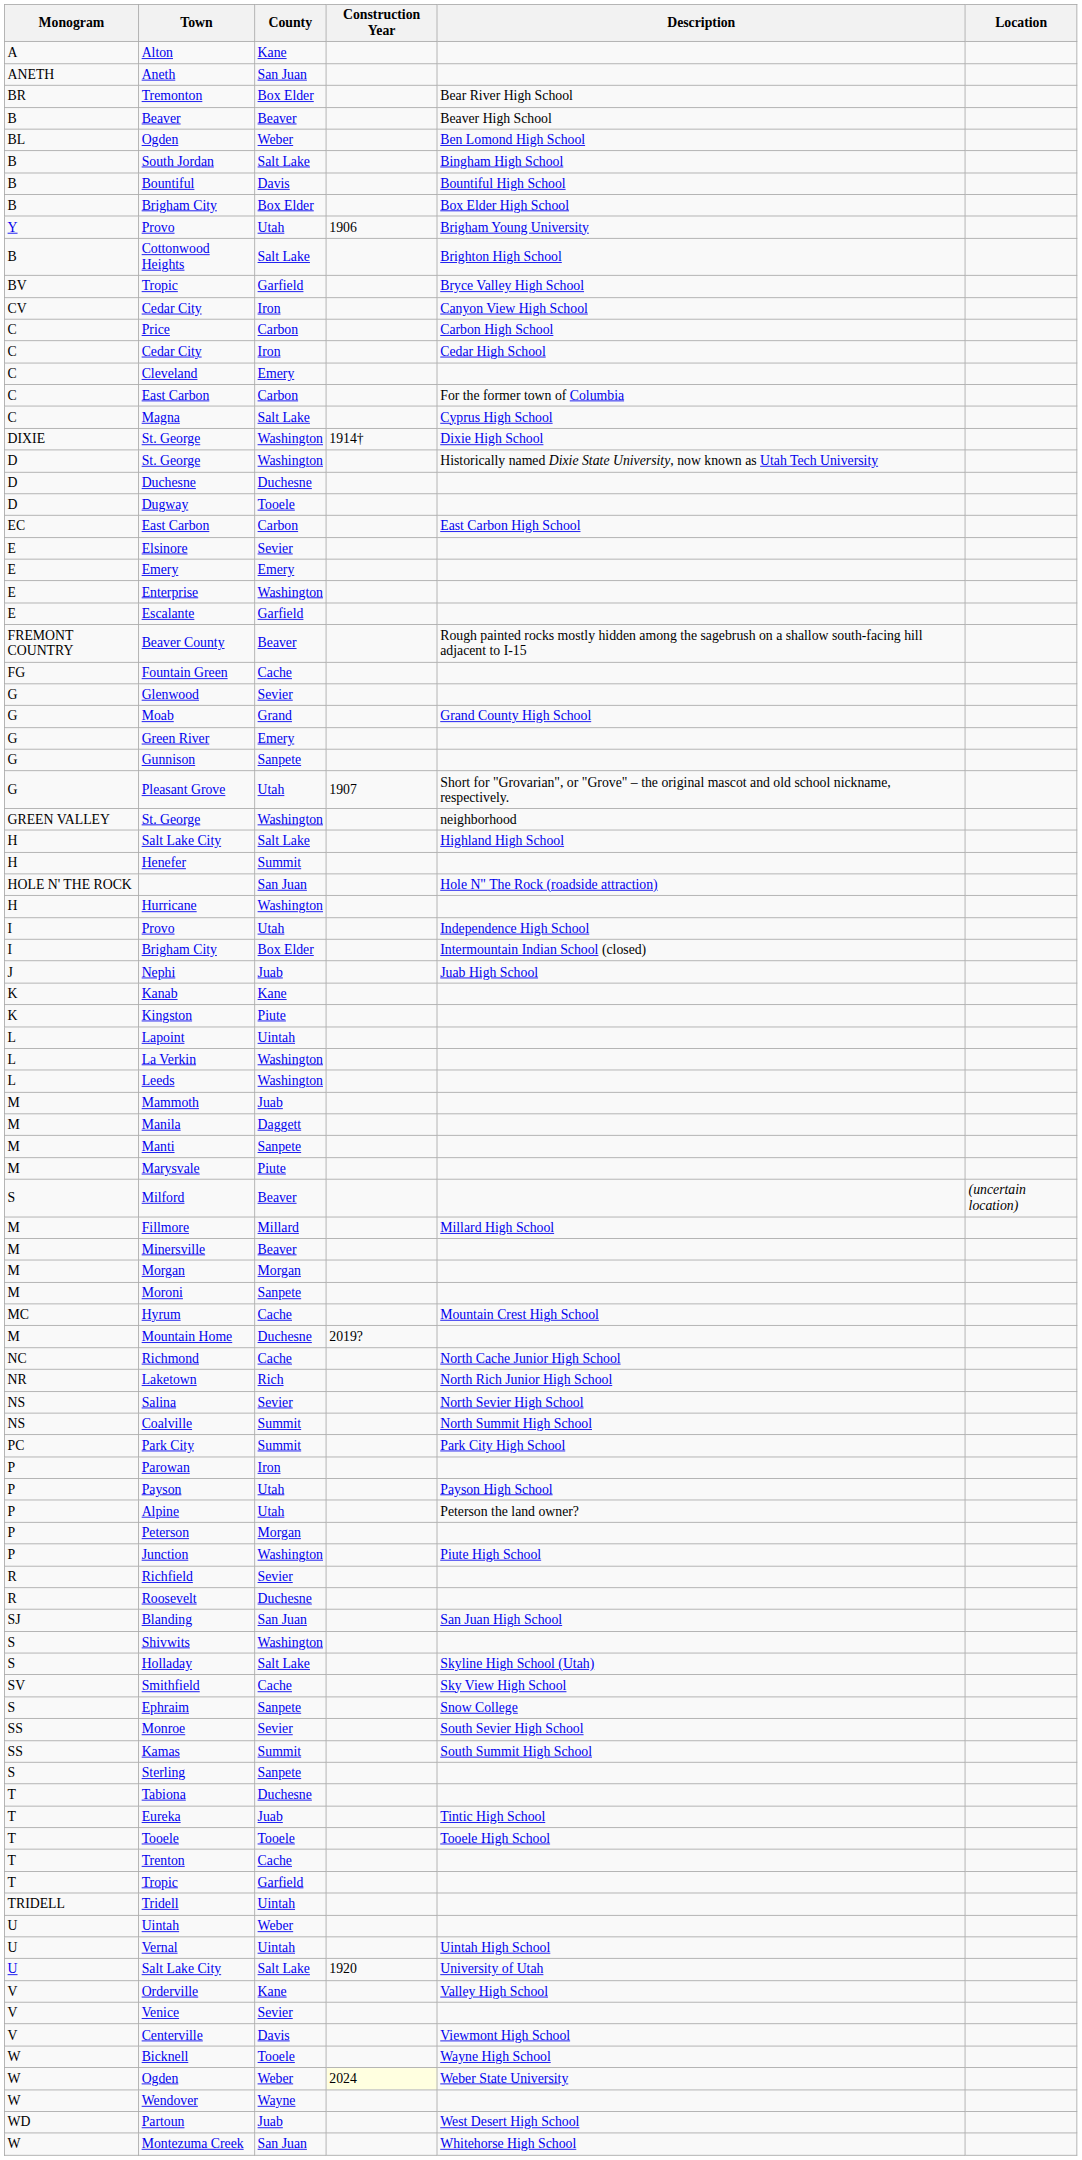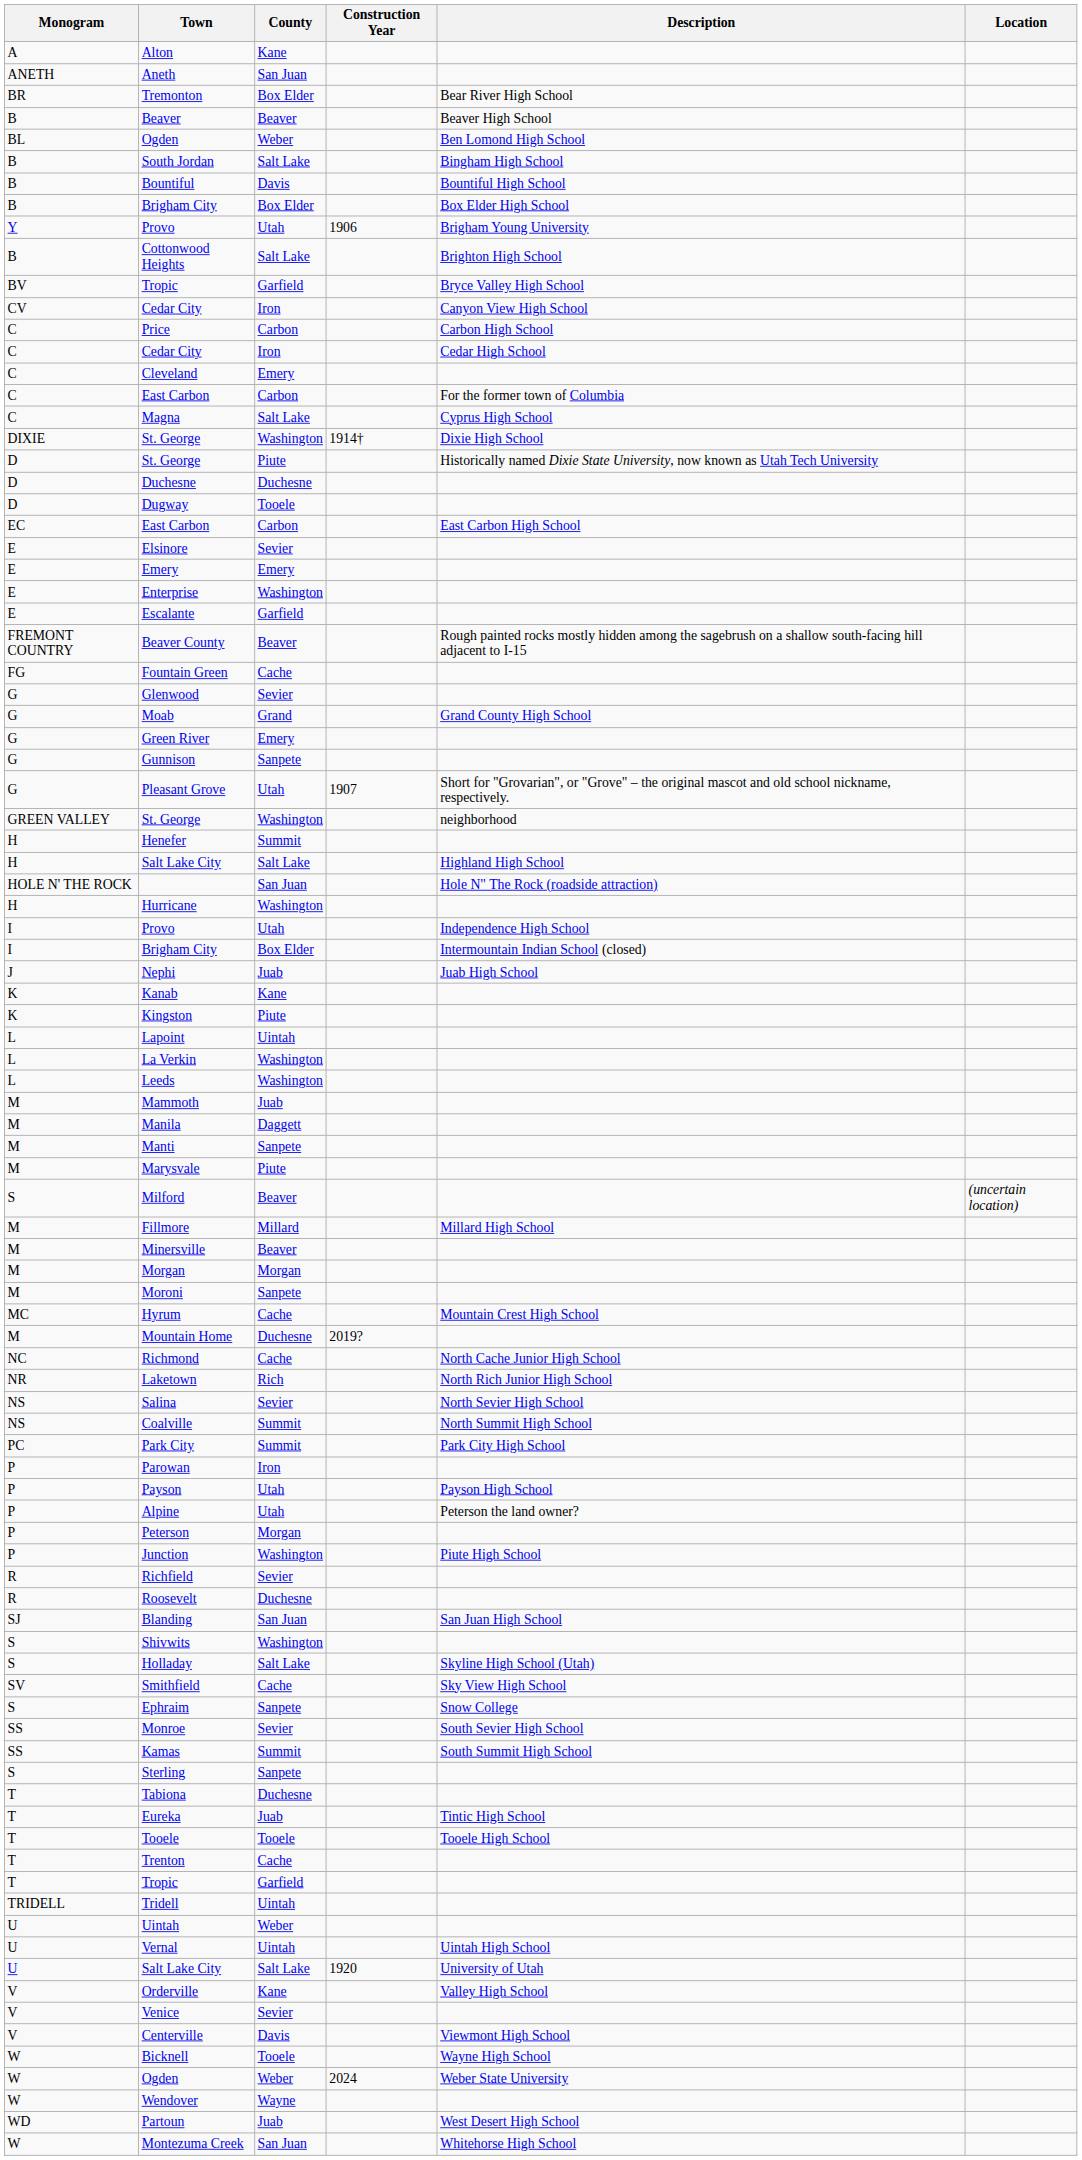(290, 460) Washington -> (272, 460) Piute
rows swapped: (13, 862) <-> (13, 841)
(343, 2078) lightyellow background -> (343, 2078) no background
